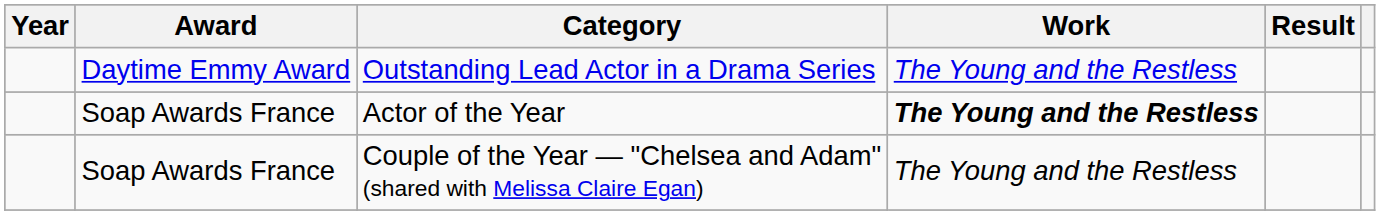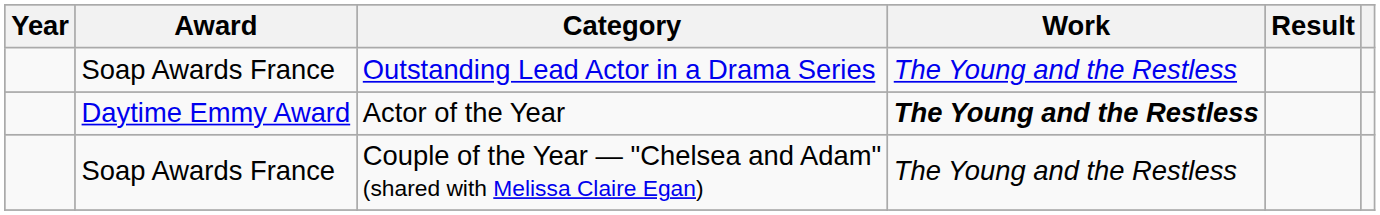(216, 69) Daytime Emmy Award -> (208, 69) Soap Awards France
(208, 112) Soap Awards France -> (216, 112) Daytime Emmy Award
